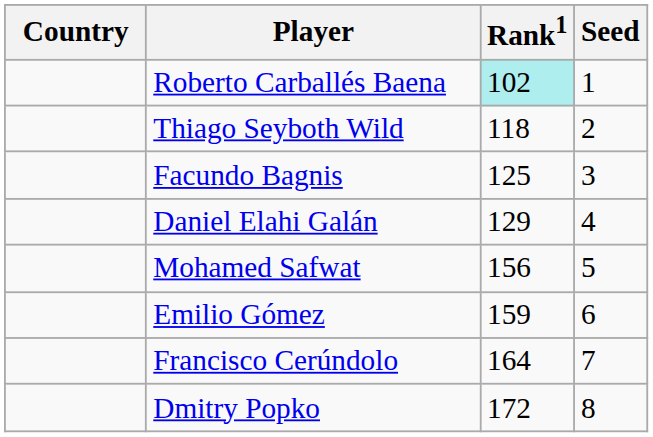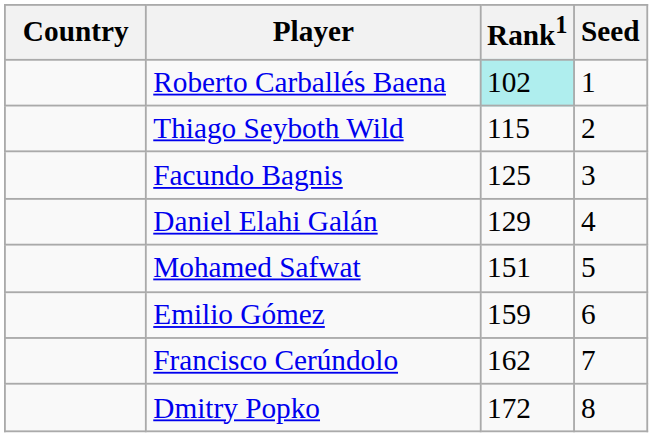(508, 128) 118 -> (508, 128) 115
(509, 267) 156 -> (509, 267) 151
(509, 360) 164 -> (509, 360) 162
